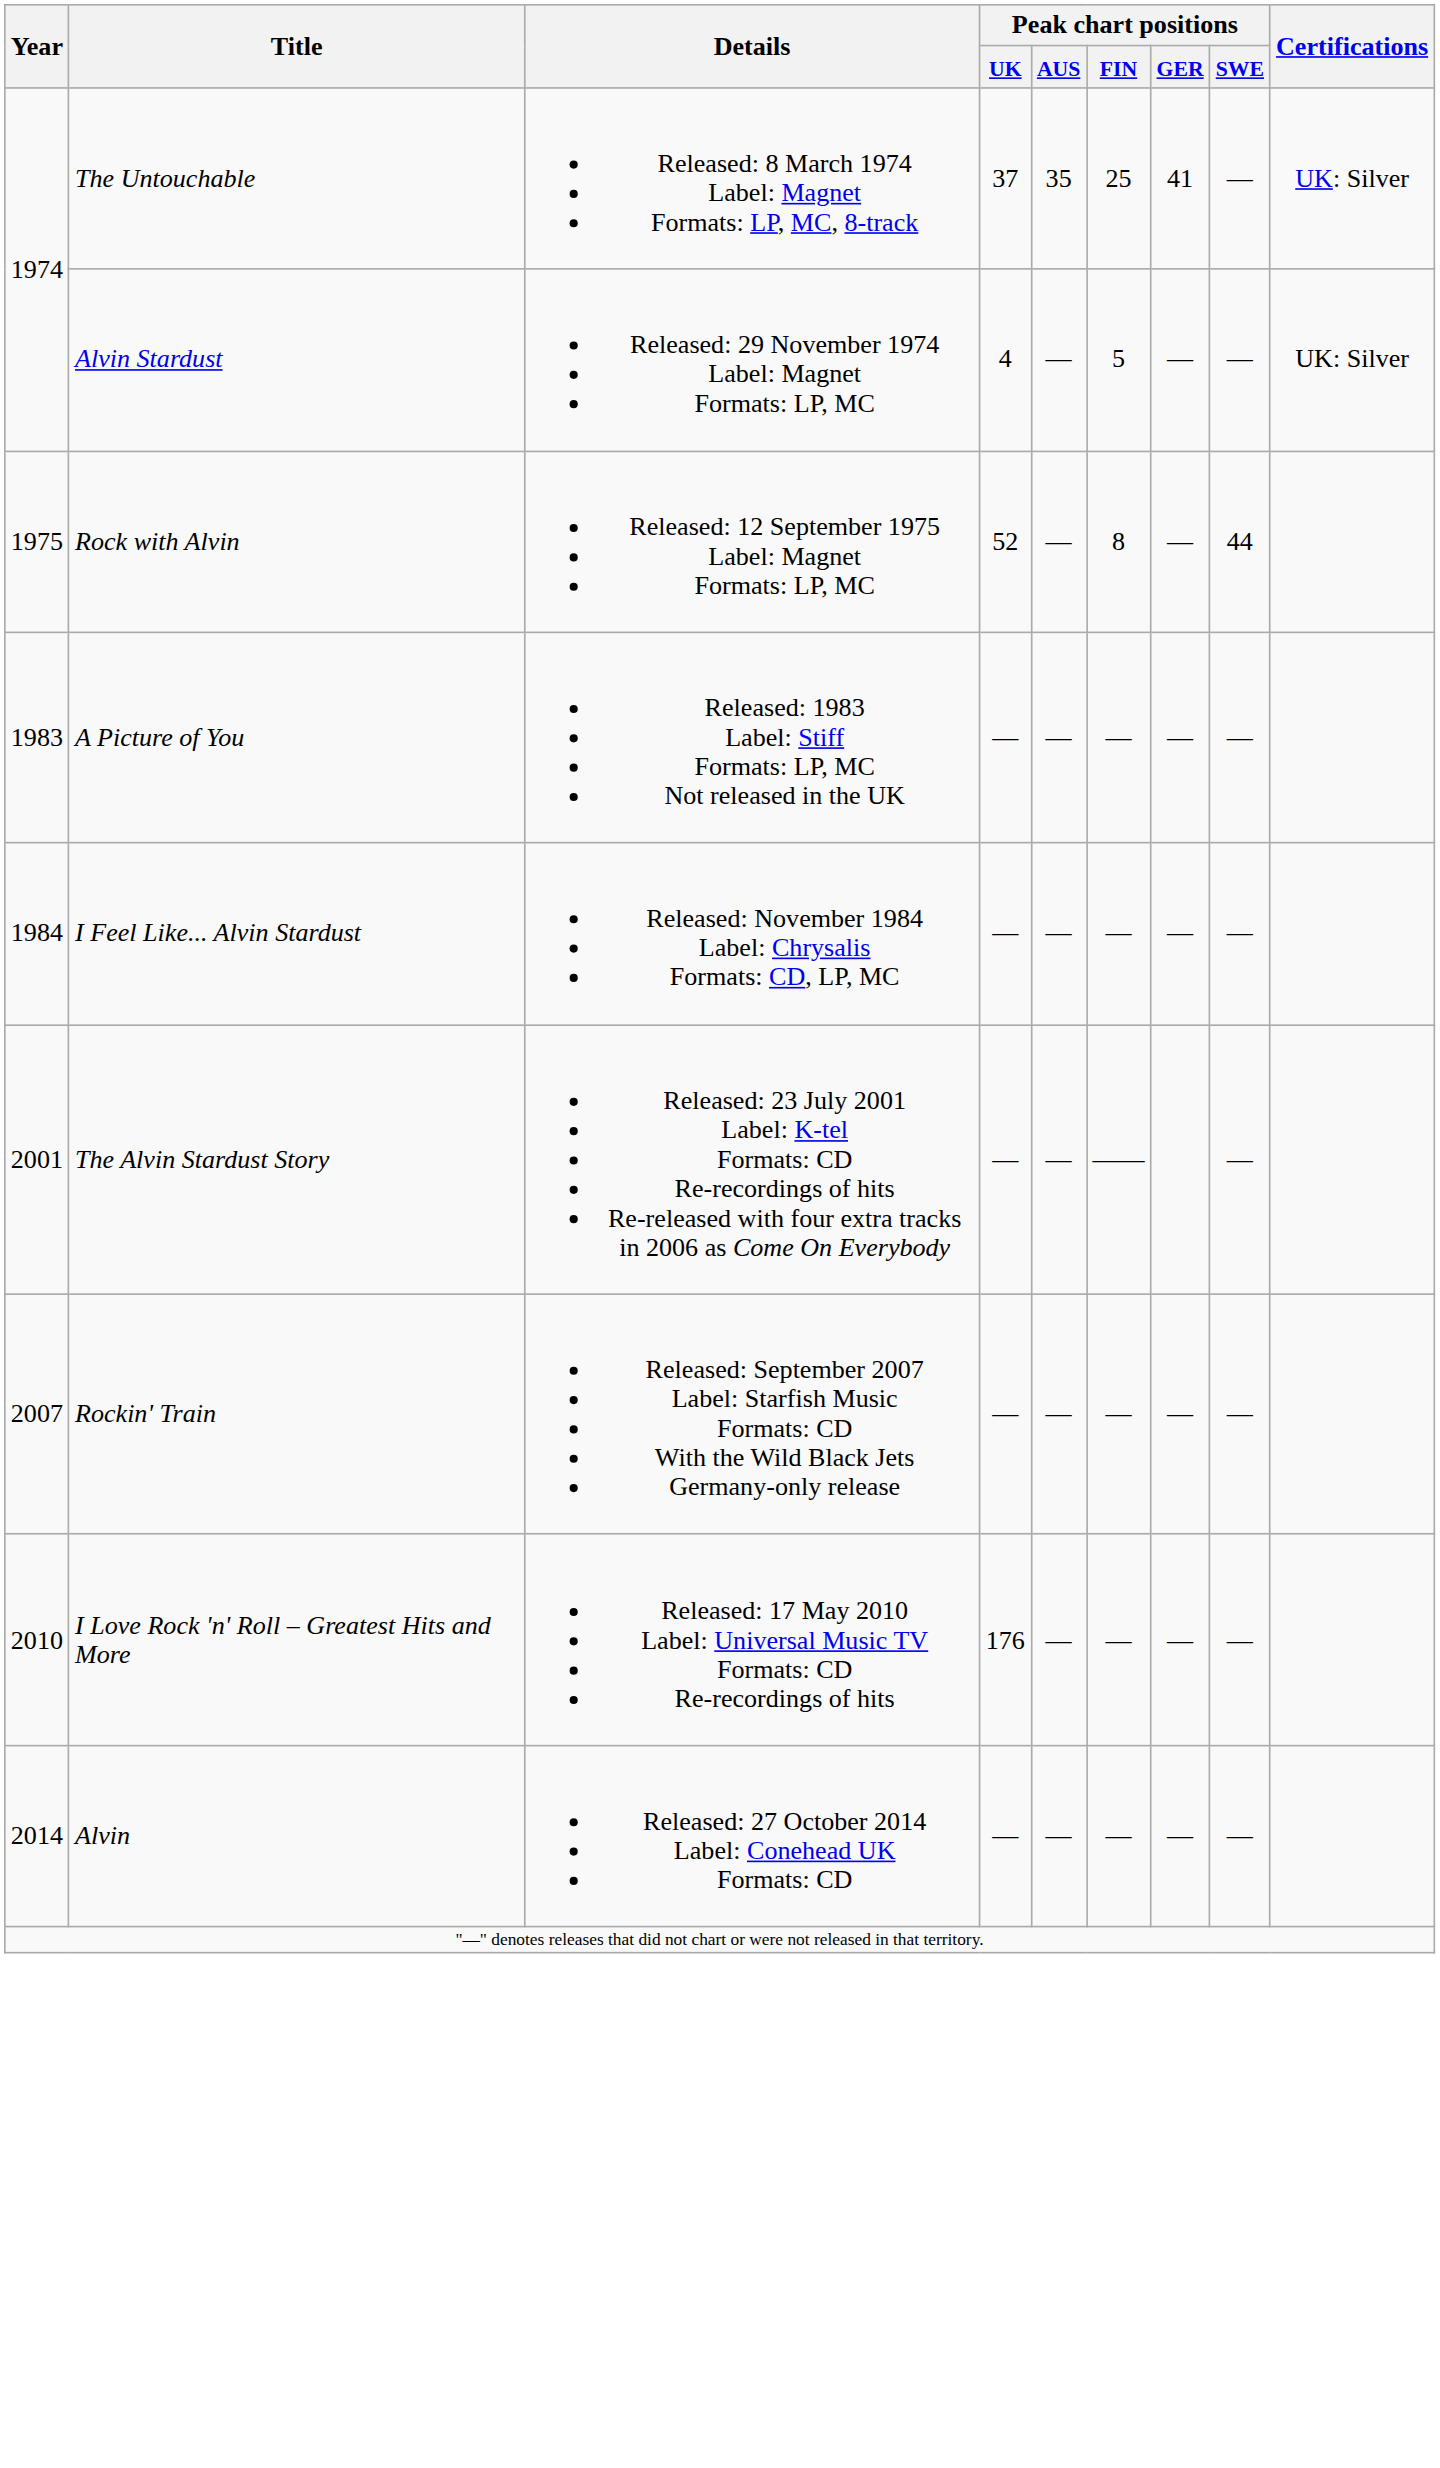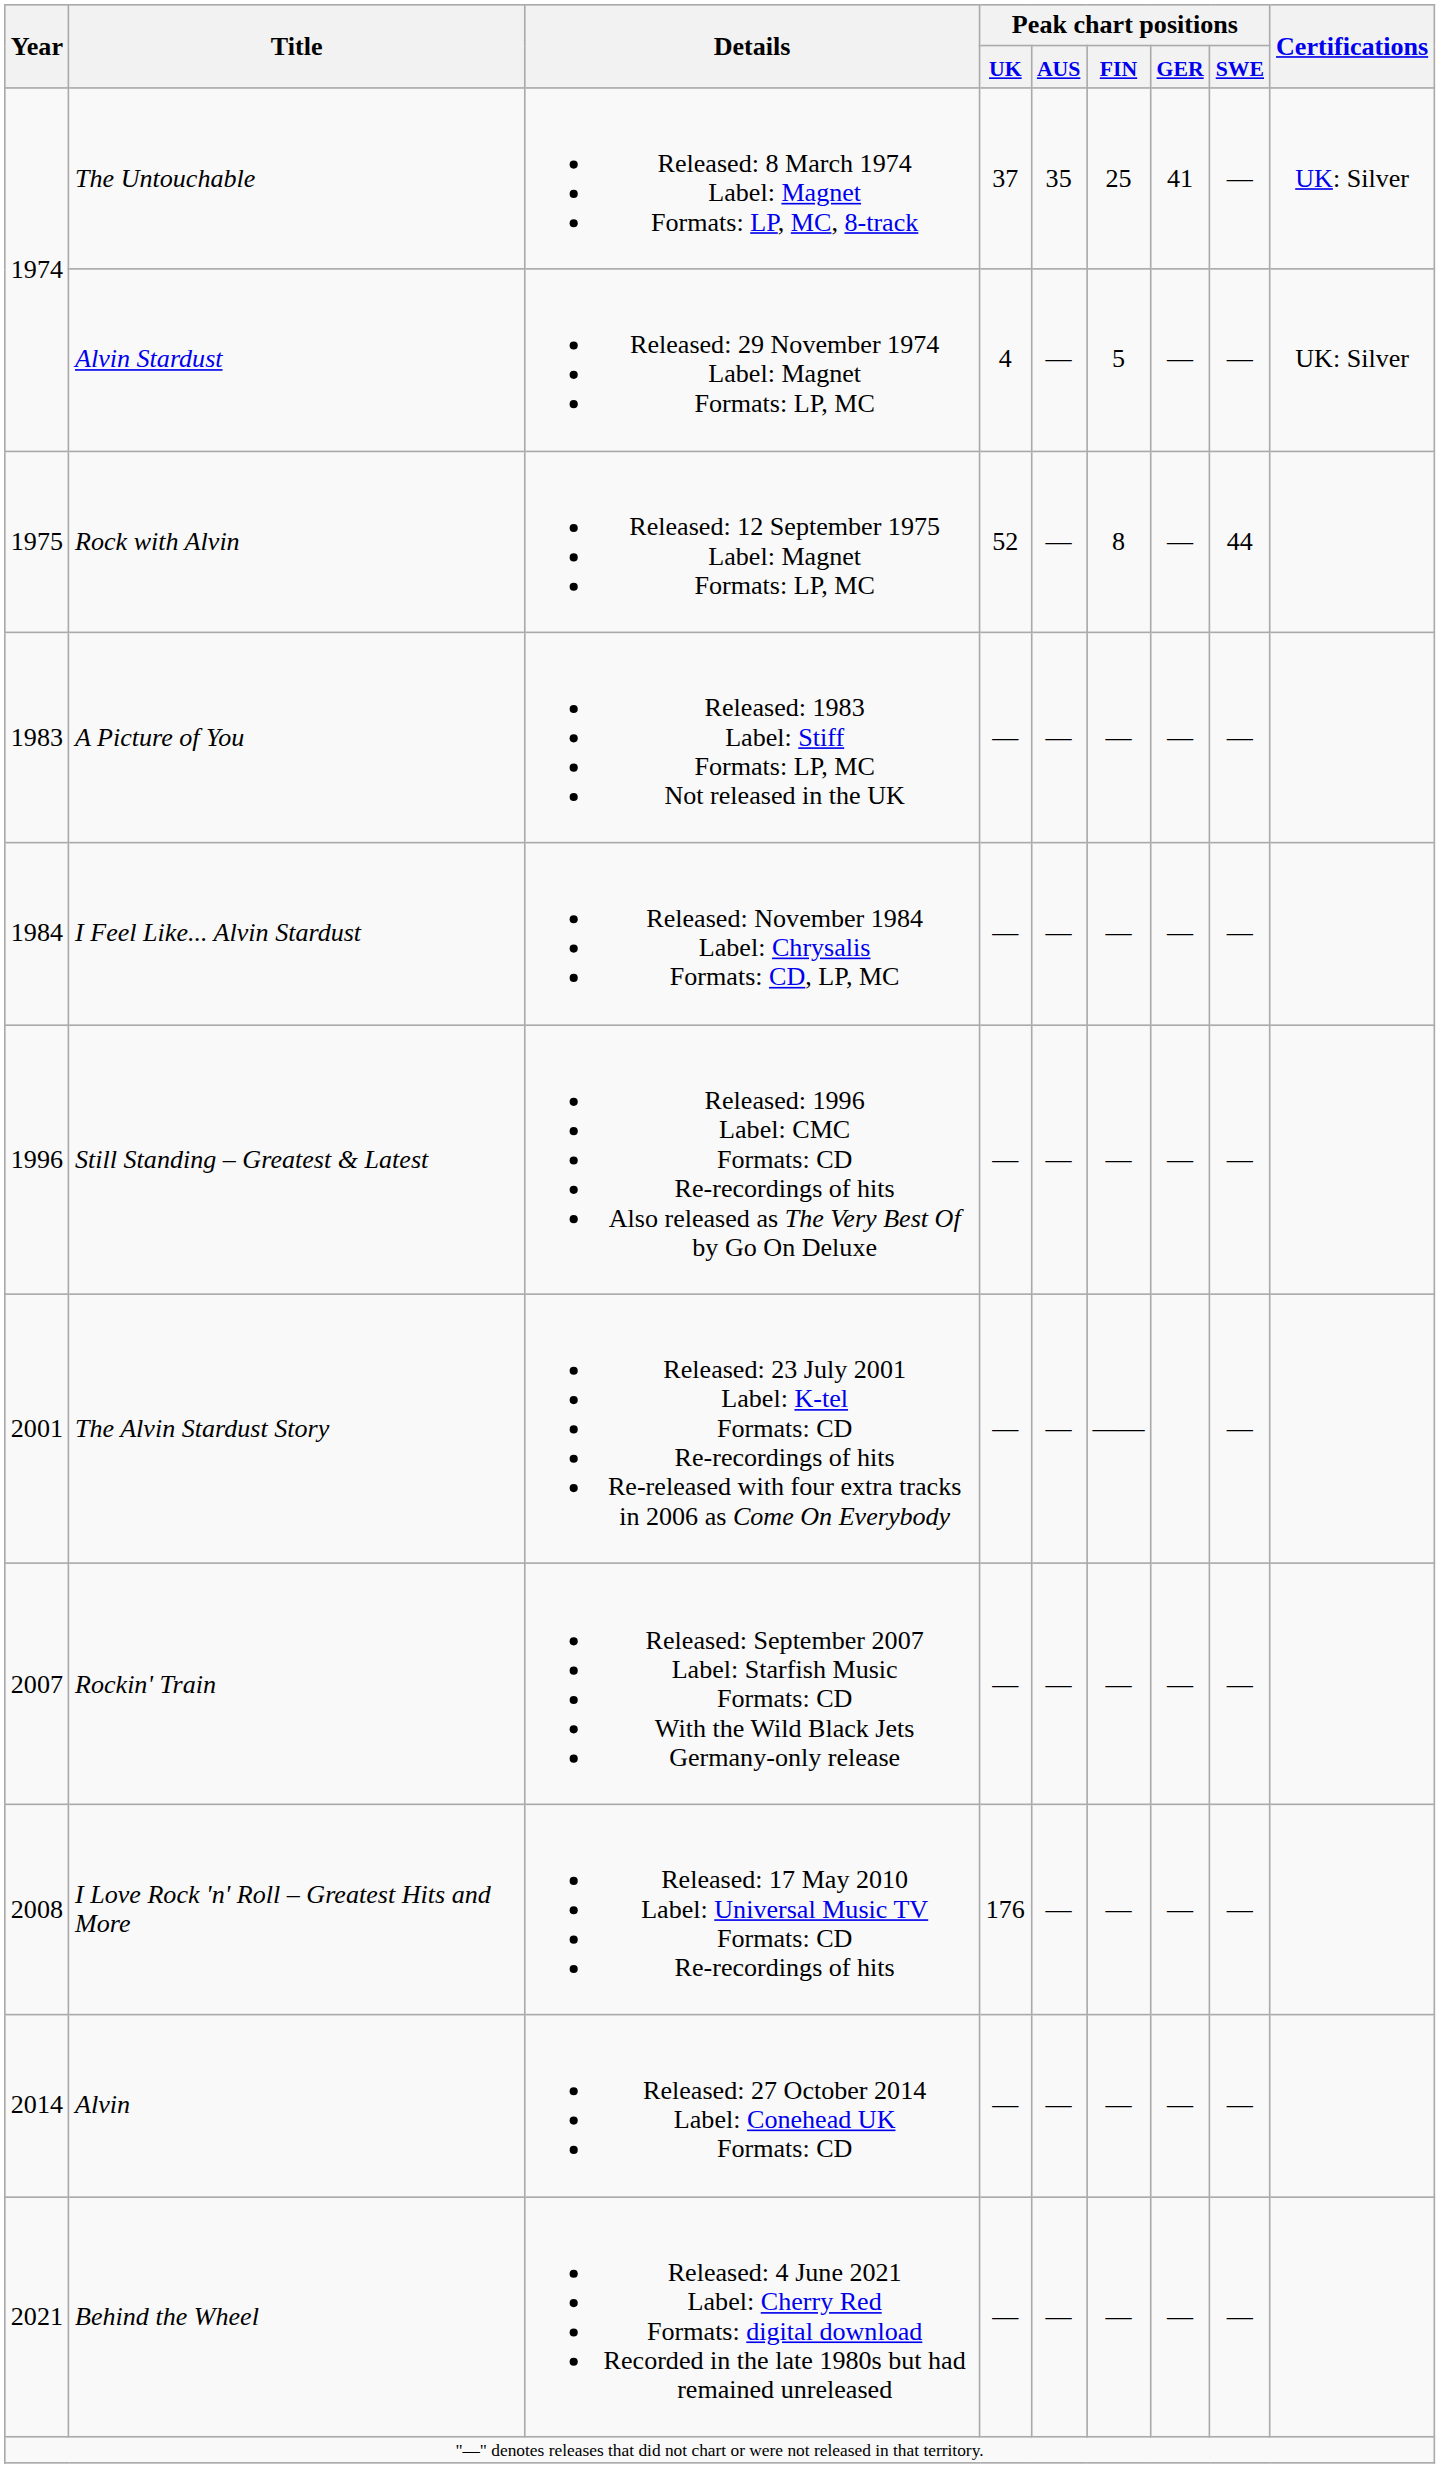+ row: (252, 1159)
(37, 1639) 2010 -> (37, 1909) 2008
+ row: (167, 2316)
